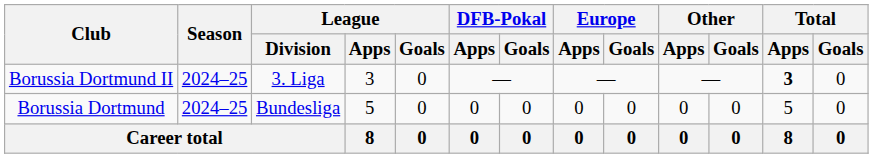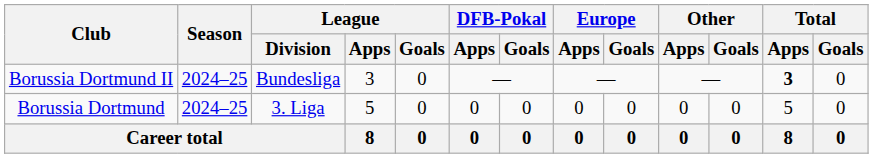(298, 78) 3. Liga -> (298, 78) Bundesliga
(298, 108) Bundesliga -> (298, 108) 3. Liga
